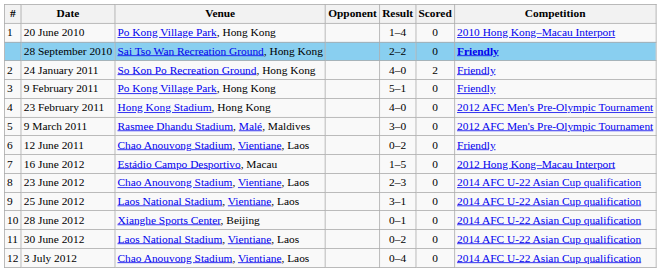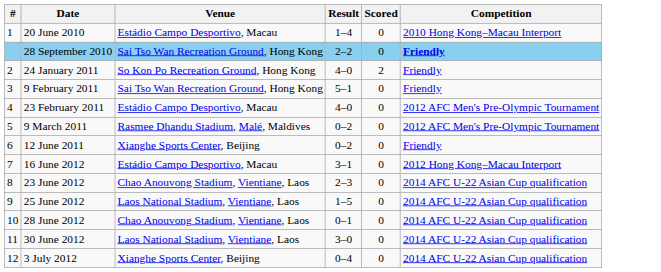- column: (353, 14)
(197, 33) Po Kong Village Park, Hong Kong -> (197, 33) Estádio Campo Desportivo, Macau
(197, 89) Po Kong Village Park, Hong Kong -> (220, 89) Sai Tso Wan Recreation Ground, Hong Kong
(194, 108) Hong Kong Stadium, Hong Kong -> (197, 108) Estádio Campo Desportivo, Macau
(398, 126) 3–0 -> (344, 126) 0–2
(213, 145) Chao Anouvong Stadium, Vientiane, Laos -> (189, 145) Xianghe Sports Center, Beijing
(398, 164) 1–5 -> (344, 164) 3–1
(398, 201) 3–1 -> (344, 201) 1–5
(189, 220) Xianghe Sports Center, Beijing -> (213, 220) Chao Anouvong Stadium, Vientiane, Laos
(398, 239) 0–2 -> (344, 239) 3–0
(213, 258) Chao Anouvong Stadium, Vientiane, Laos -> (189, 258) Xianghe Sports Center, Beijing
